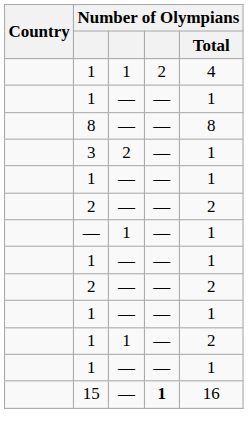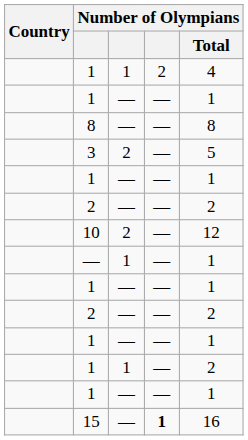(211, 152) 1 -> (211, 152) 5
+ row: (91, 233)
